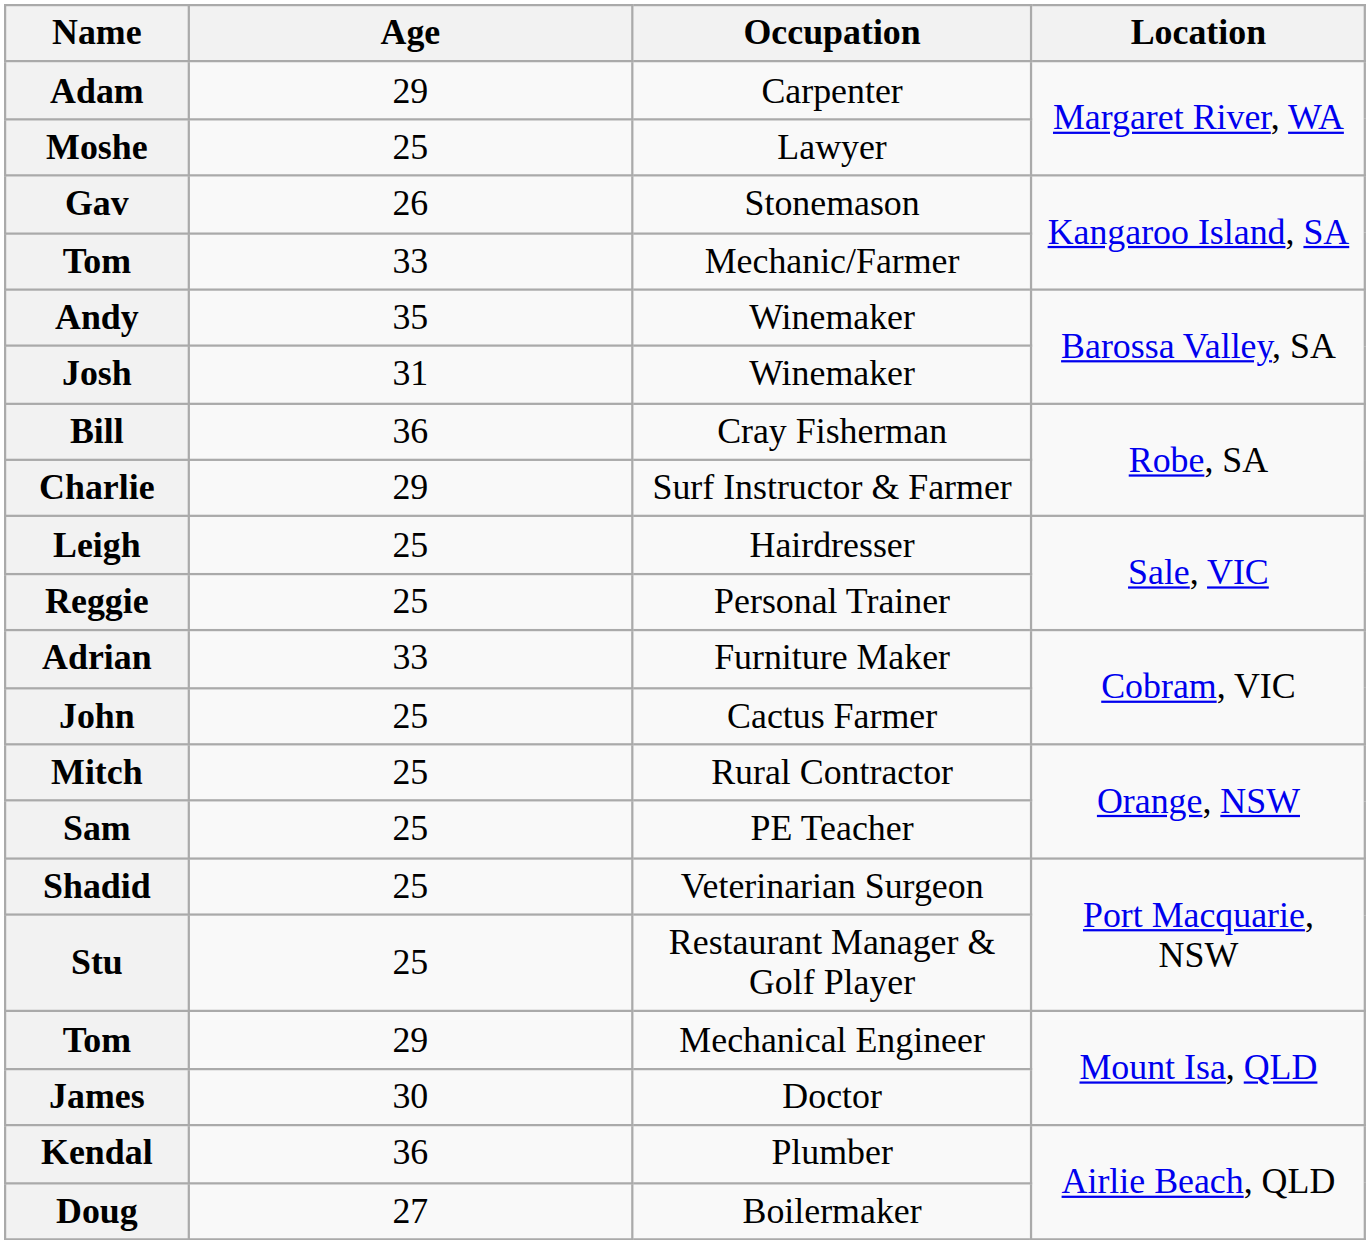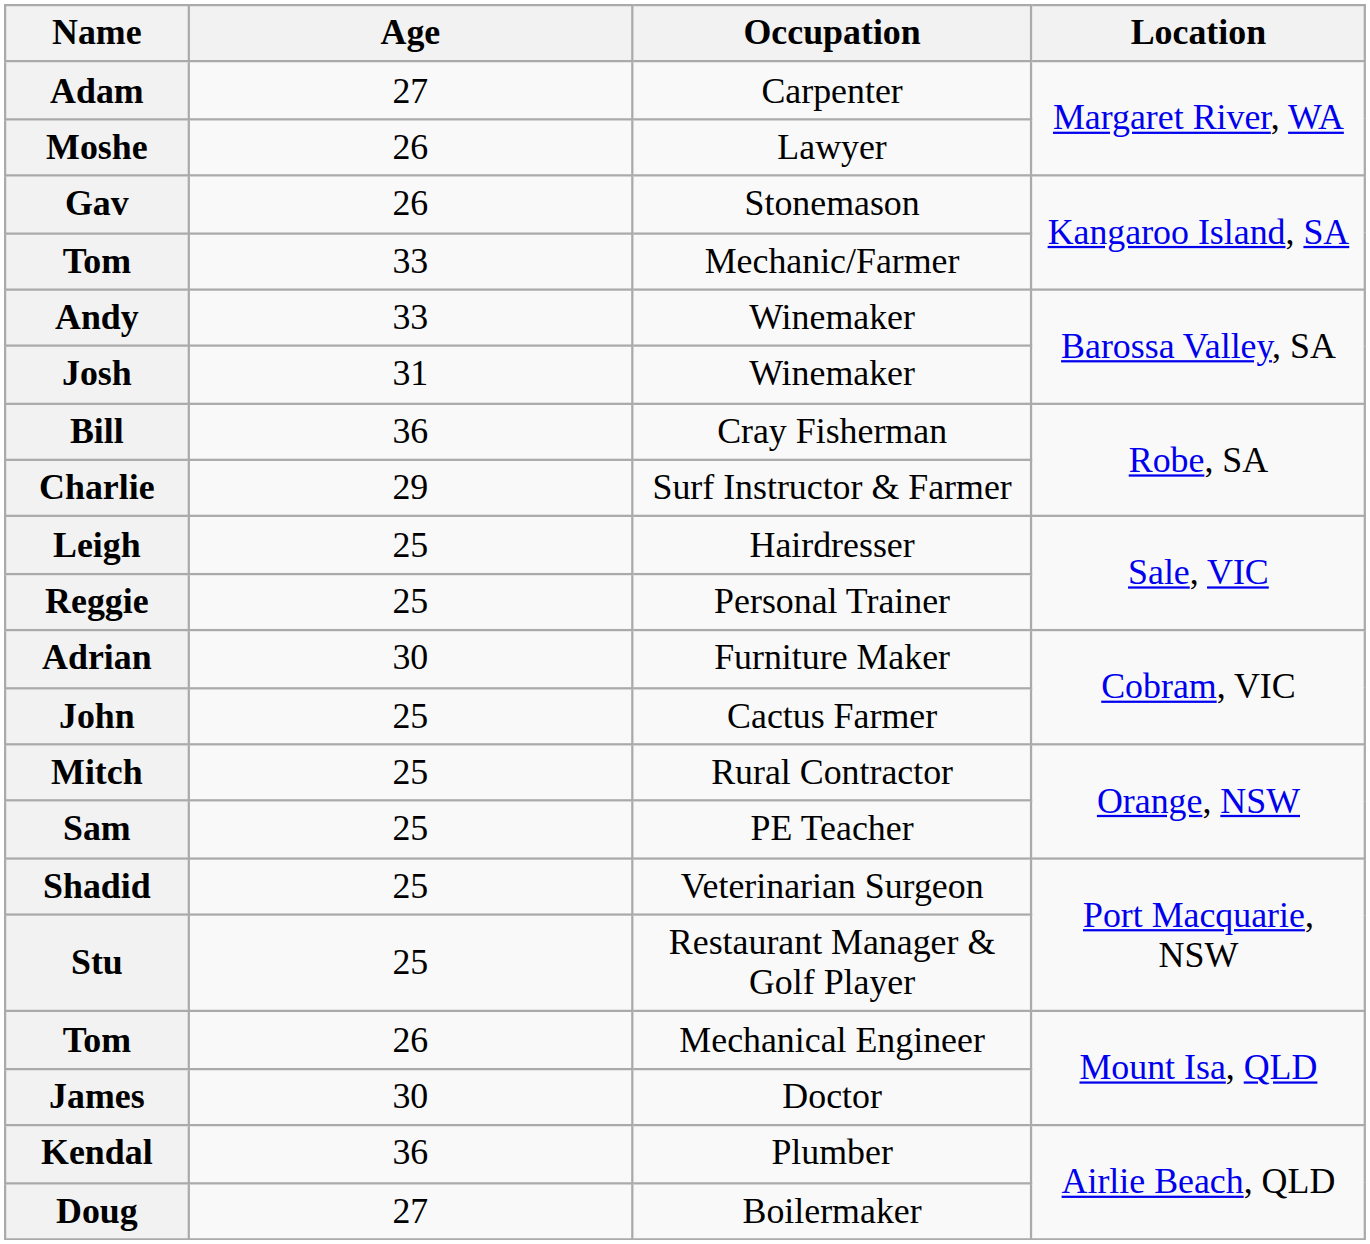(410, 89) 29 -> (410, 89) 27
(410, 146) 25 -> (410, 146) 26
(410, 317) 35 -> (410, 317) 33
(410, 658) 33 -> (410, 658) 30
(410, 1039) 29 -> (410, 1039) 26
